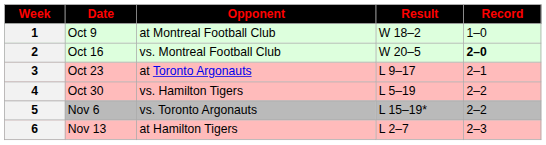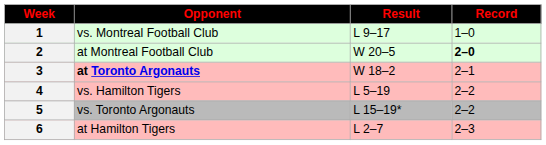- column: (101, 14)
(208, 33) at Montreal Football Club -> (148, 33) vs. Montreal Football Club
(400, 33) W 18–2 -> (372, 33) L 9–17
(210, 52) vs. Montreal Football Club -> (145, 52) at Montreal Football Club
(196, 71) normal -> (139, 71) bold
(397, 71) L 9–17 -> (374, 71) W 18–2
